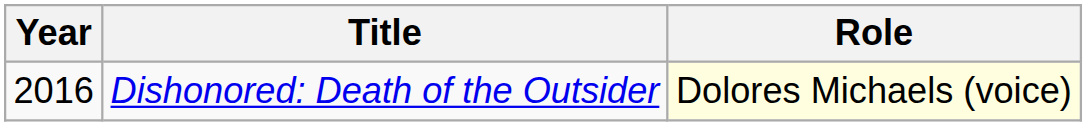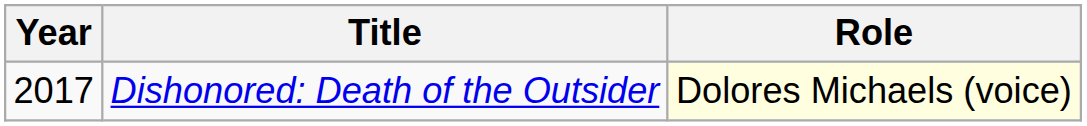(54, 90) 2016 -> (54, 90) 2017
